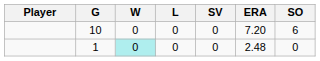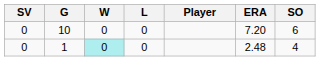columns swapped: (40, 13) <-> (215, 13)
(295, 47) 0 -> (295, 47) 4
